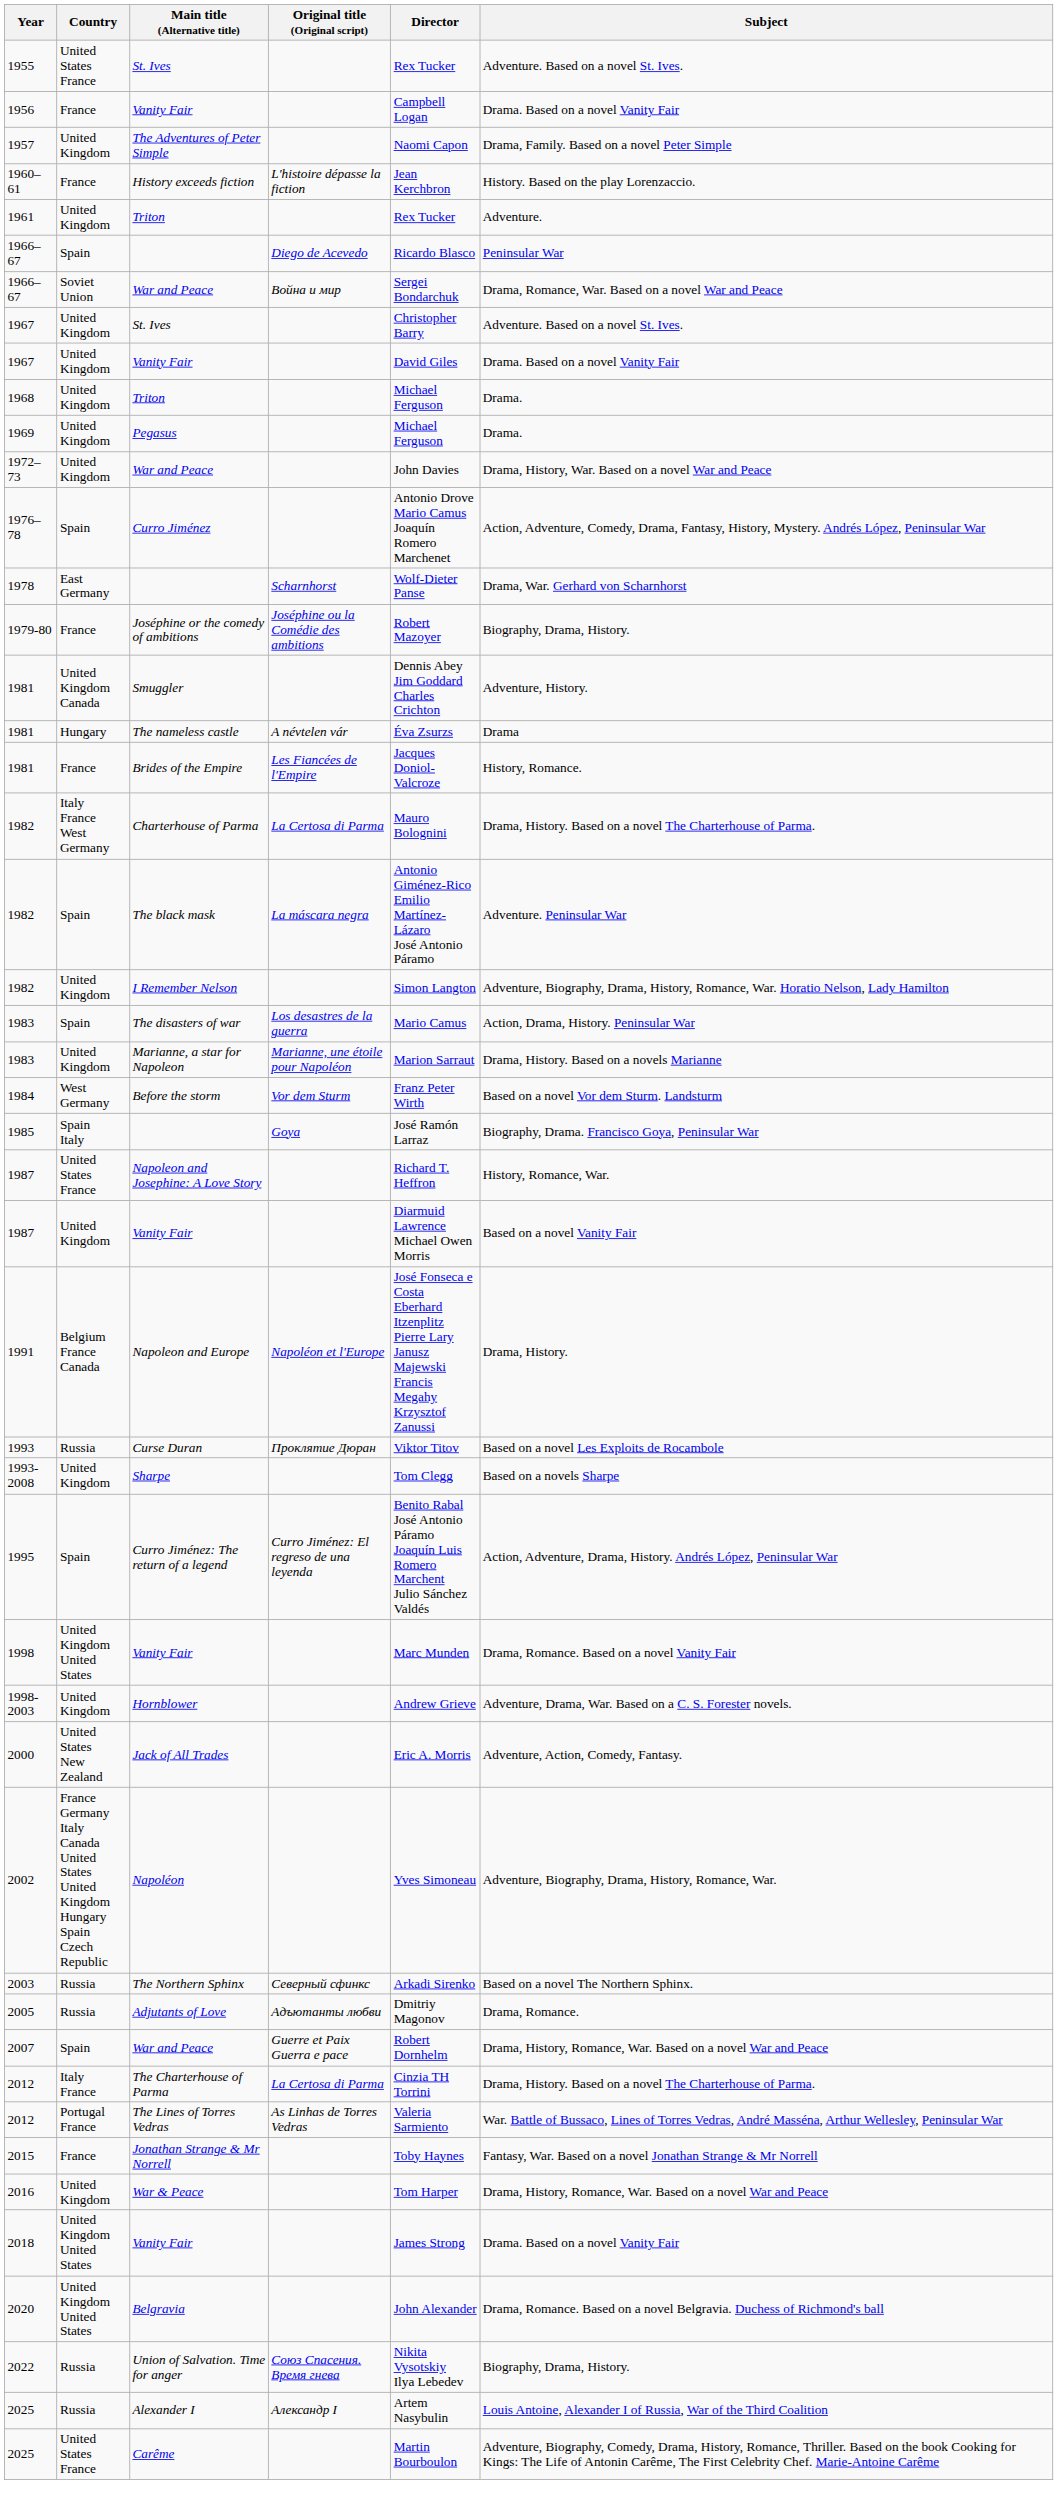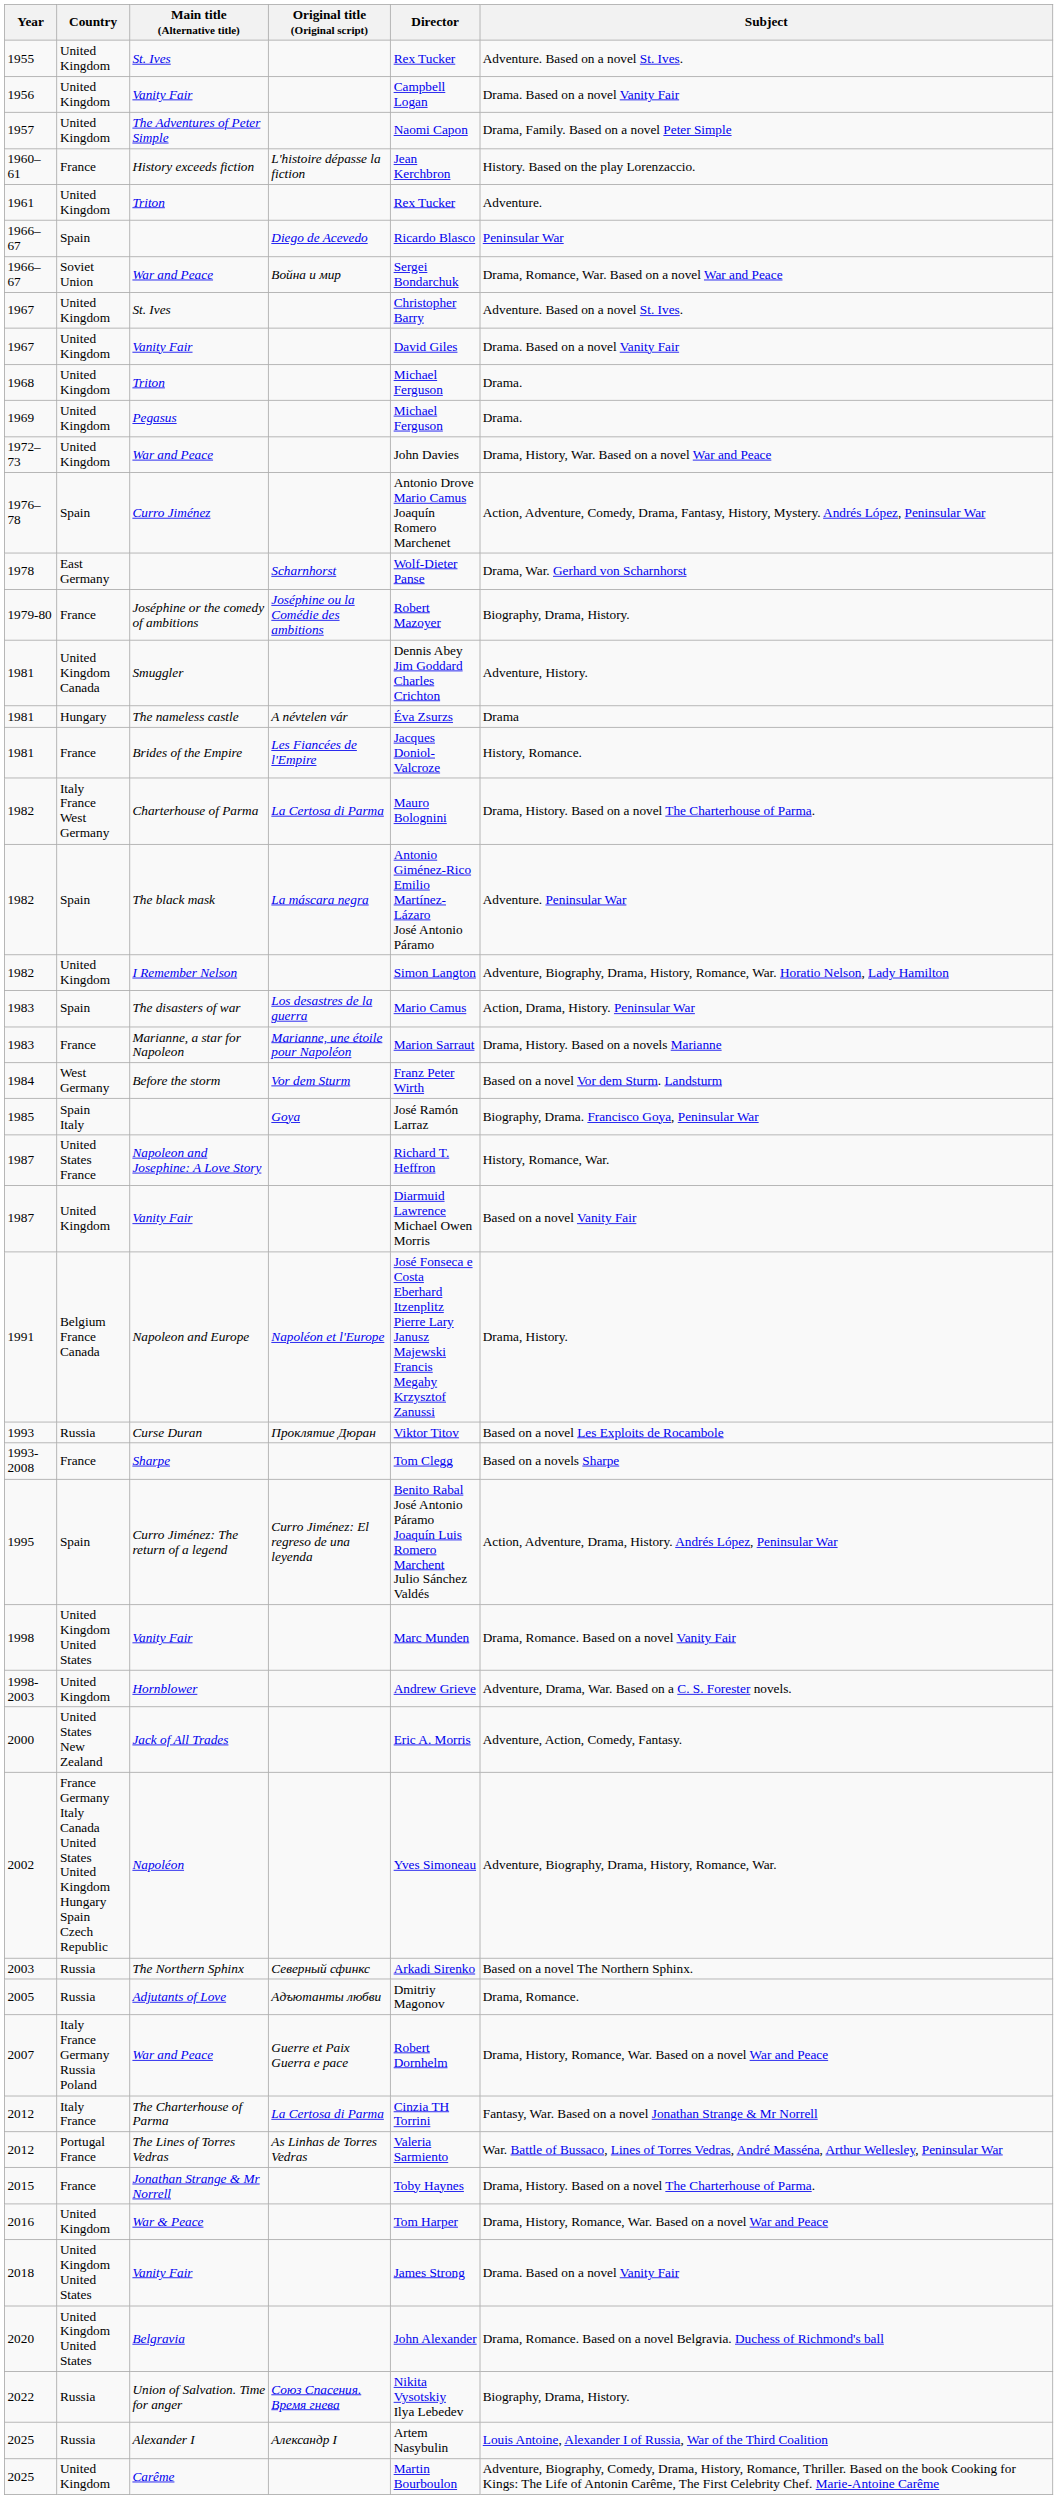(78, 65) United States France -> (85, 58) United Kingdom
(78, 109) France -> (85, 94) United Kingdom
(85, 1059) United Kingdom -> (78, 1044) France
(85, 1476) United Kingdom -> (78, 1461) France
(75, 2047) Spain -> (85, 2055) Italy France Germany Russia Poland
(649, 2083) Drama, History. Based on a novel The Charterhouse of Parma. -> (650, 2113) Fantasy, War. Based on a novel Jonathan Strange & Mr Norrell
(650, 2155) Fantasy, War. Based on a novel Jonathan Strange & Mr Norrell -> (649, 2185) Drama, History. Based on a novel The Charterhouse of Parma.
(78, 2454) United States France -> (85, 2476) United Kingdom
